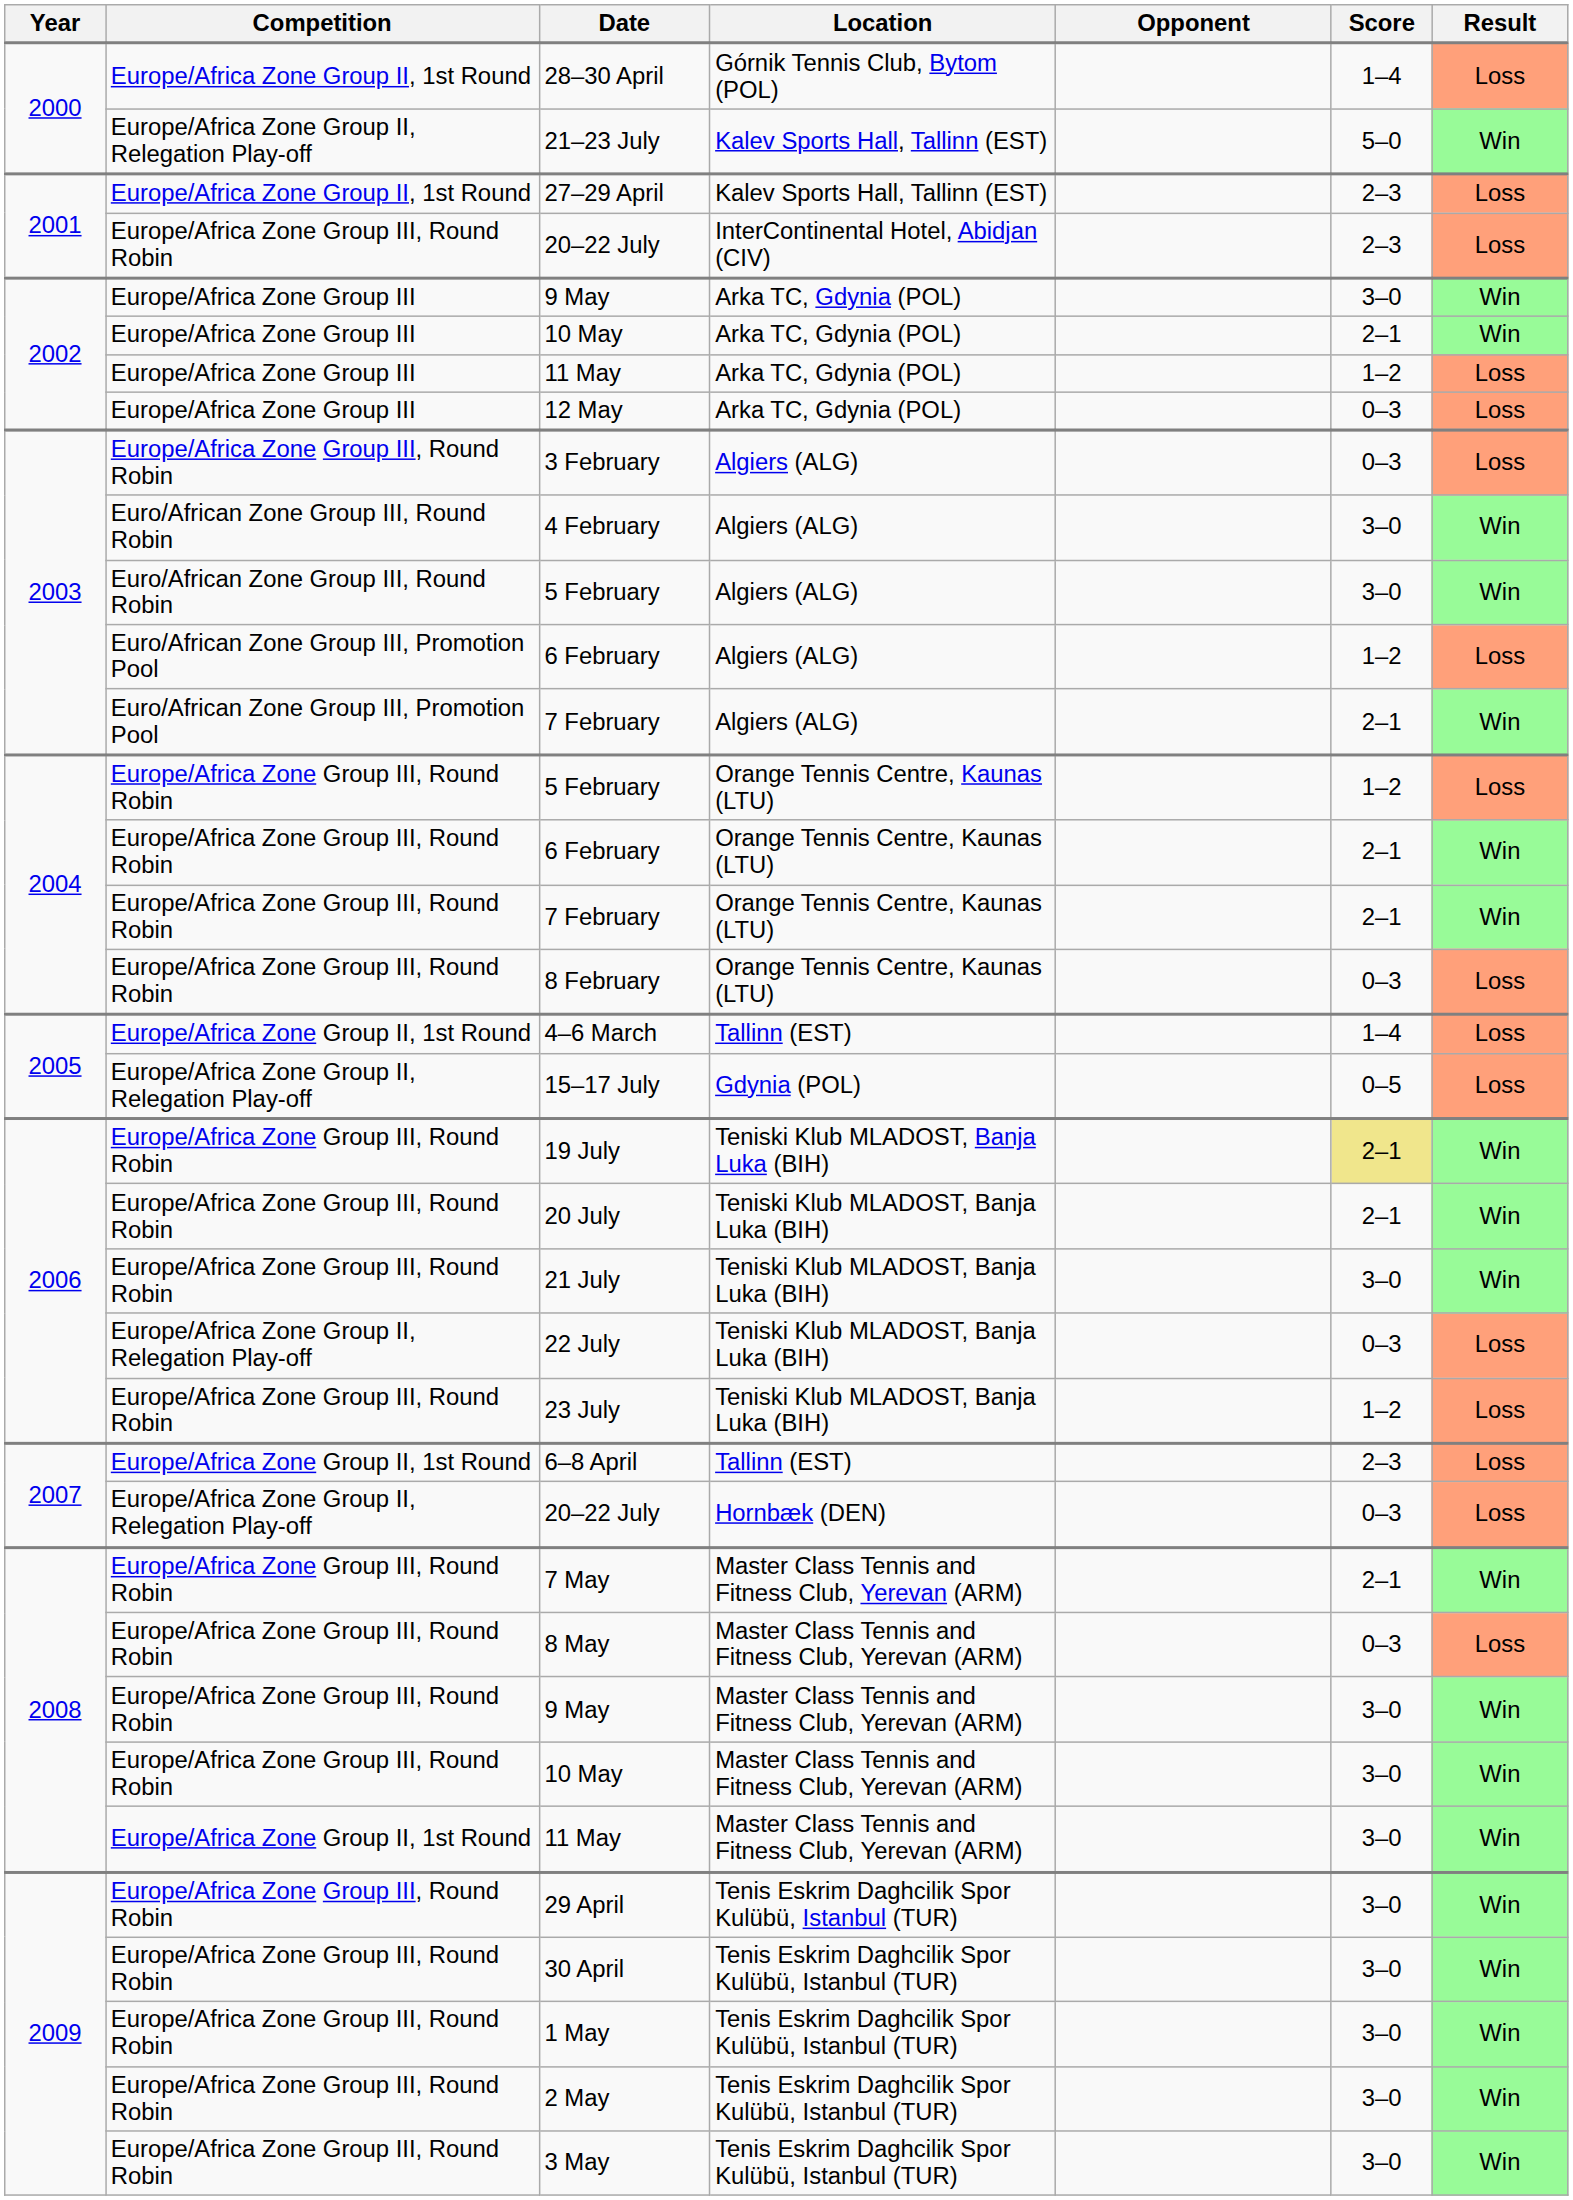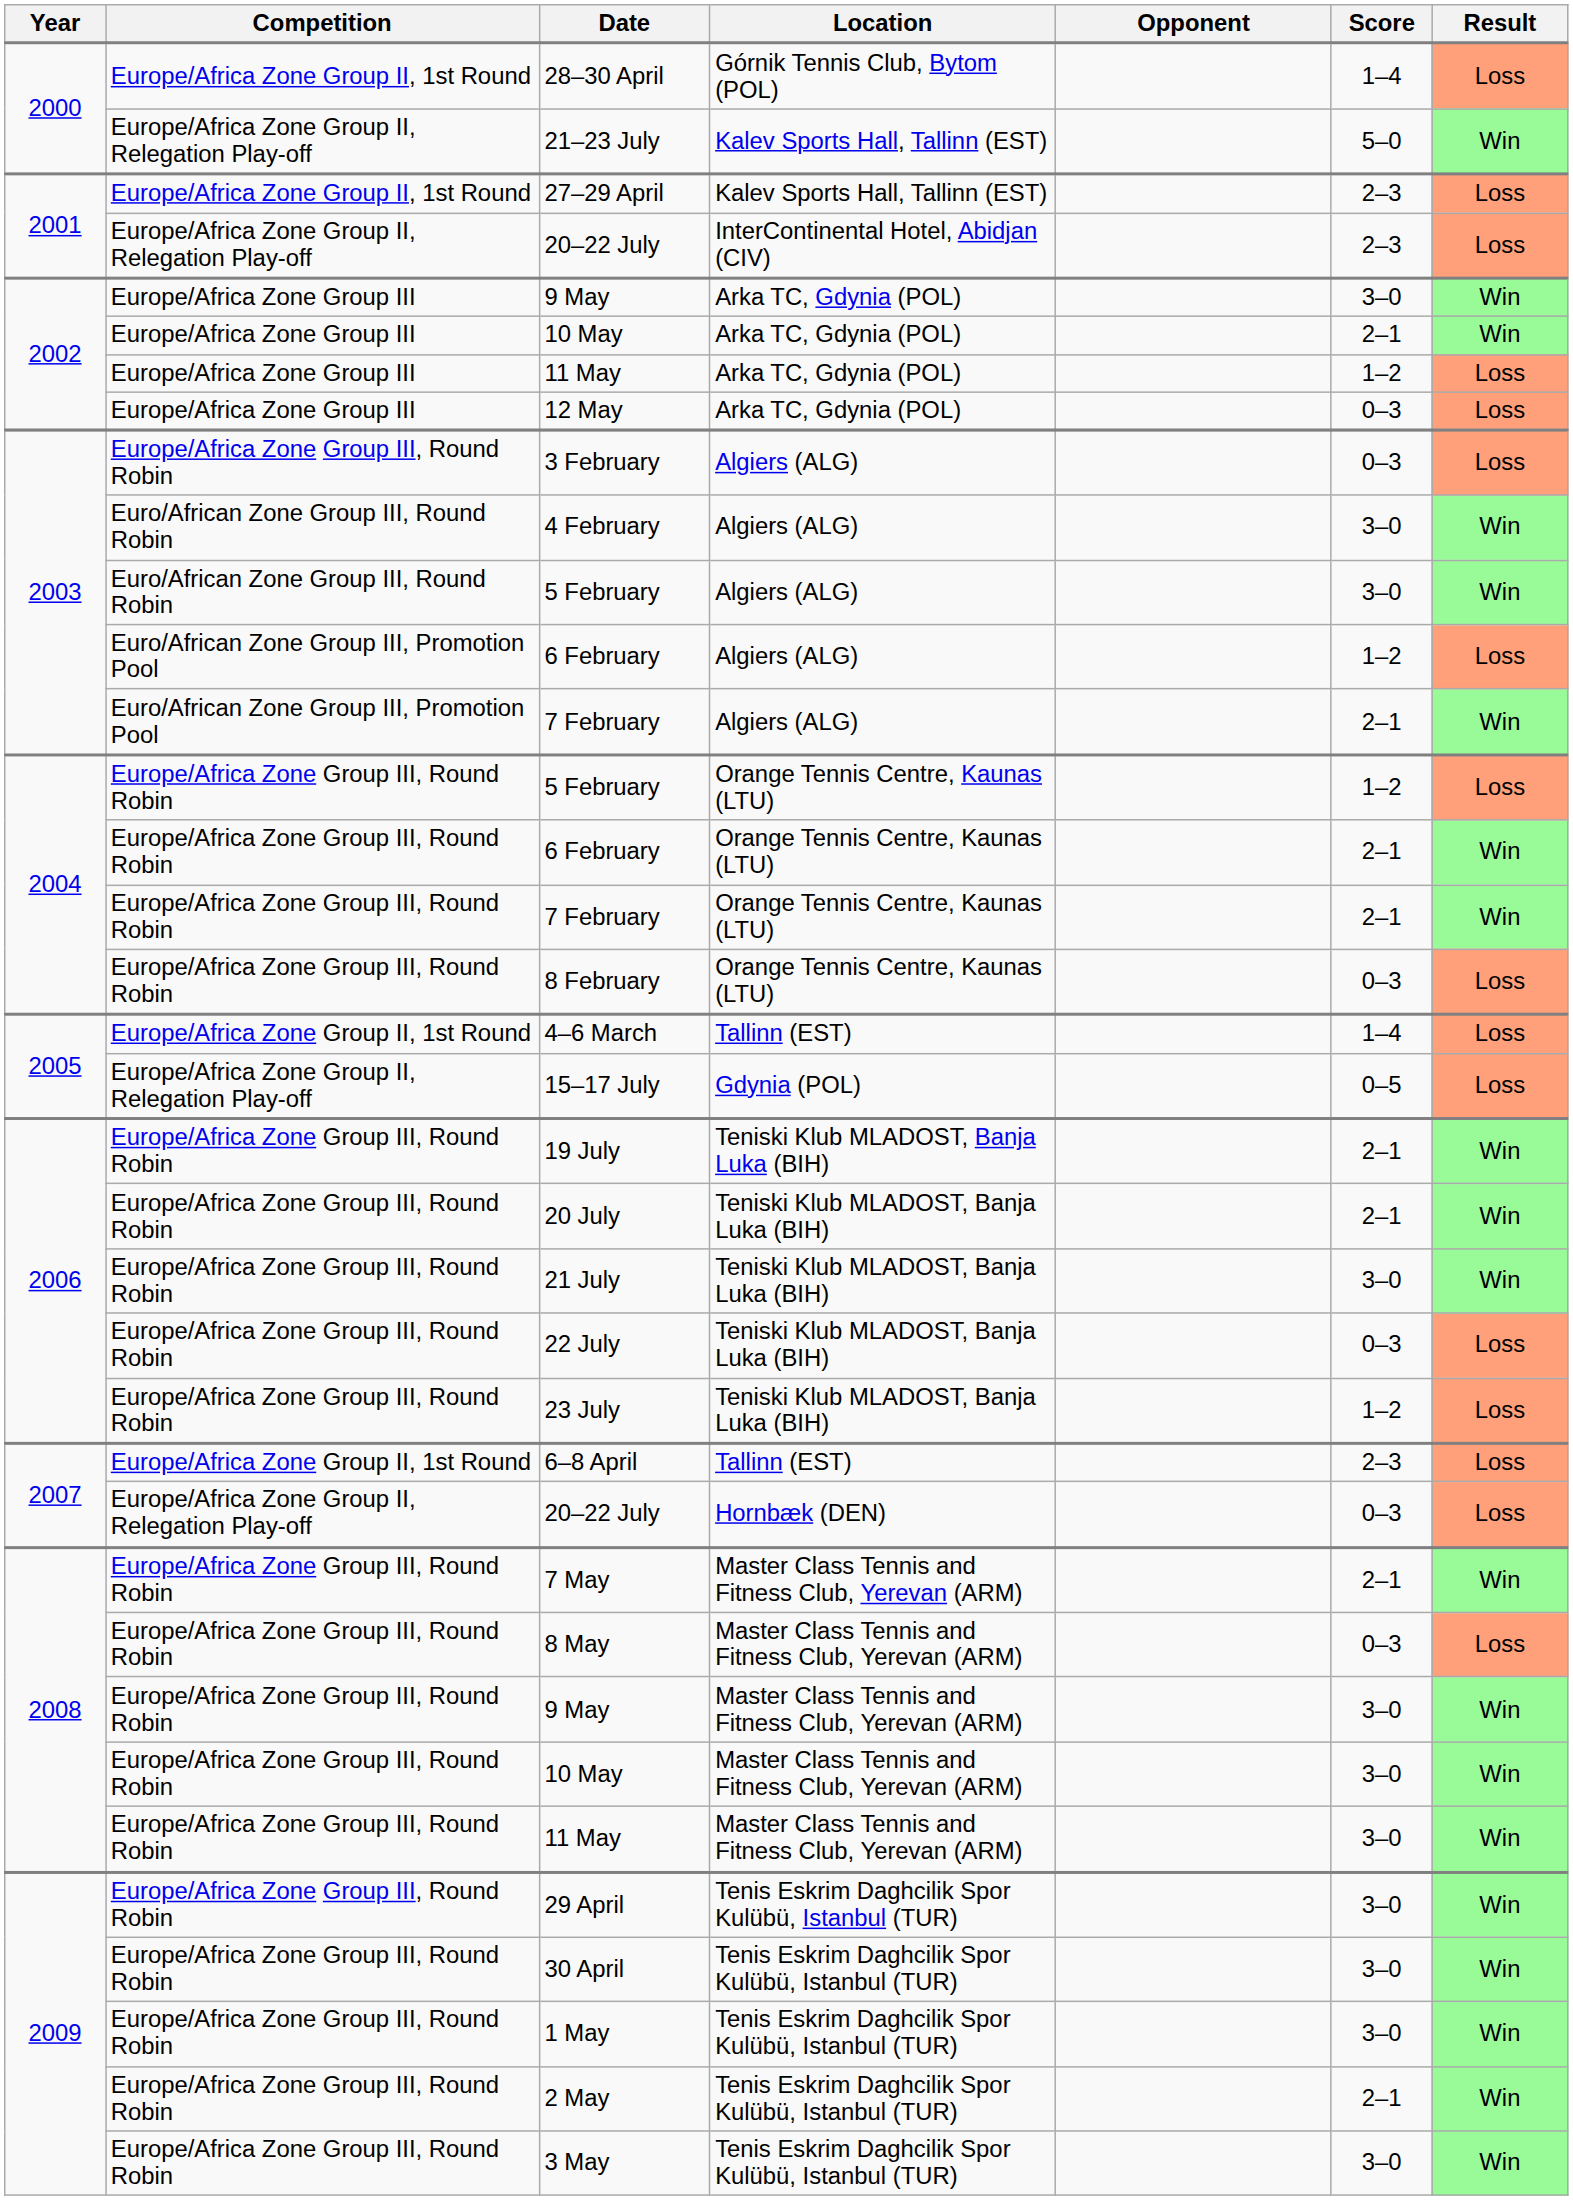(305, 244) Europe/Africa Zone Group III, Round Robin -> (263, 244) Europe/Africa Zone Group II, Relegation Play-off
(1382, 1151) khaki background -> (1382, 1151) no background
(263, 1345) Europe/Africa Zone Group II, Relegation Play-off -> (305, 1345) Europe/Africa Zone Group III, Round Robin
(321, 1838) Europe/Africa Zone Group II, 1st Round -> (305, 1838) Europe/Africa Zone Group III, Round Robin
(1382, 2098) 3–0 -> (1382, 2098) 2–1
